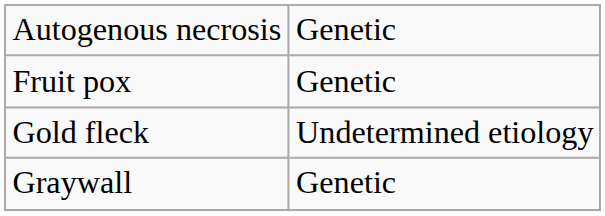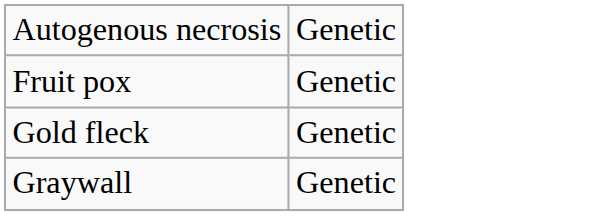(445, 132) Undetermined etiology -> (346, 132) Genetic
